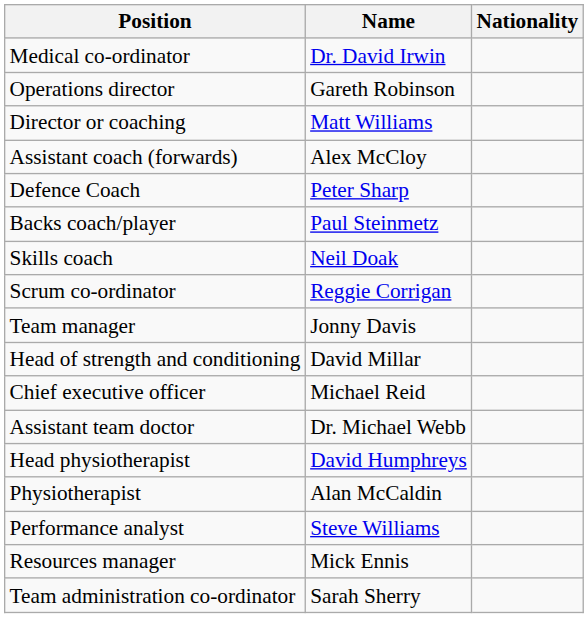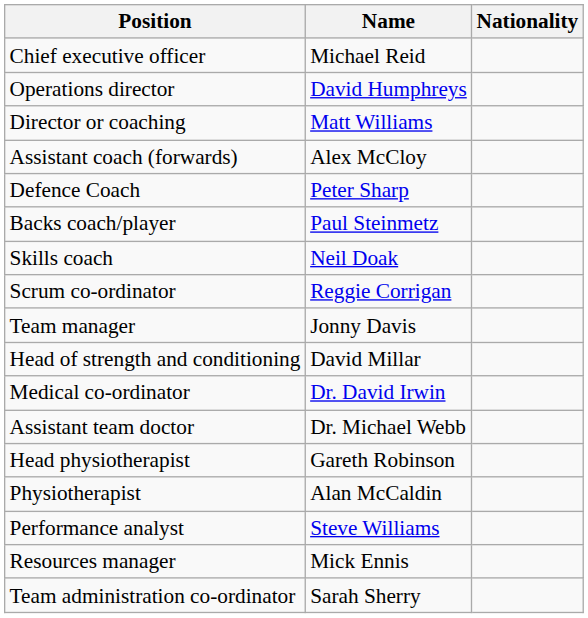rows swapped: (107, 392) <-> (100, 55)
(383, 88) Gareth Robinson -> (388, 88) David Humphreys
(388, 460) David Humphreys -> (383, 460) Gareth Robinson
